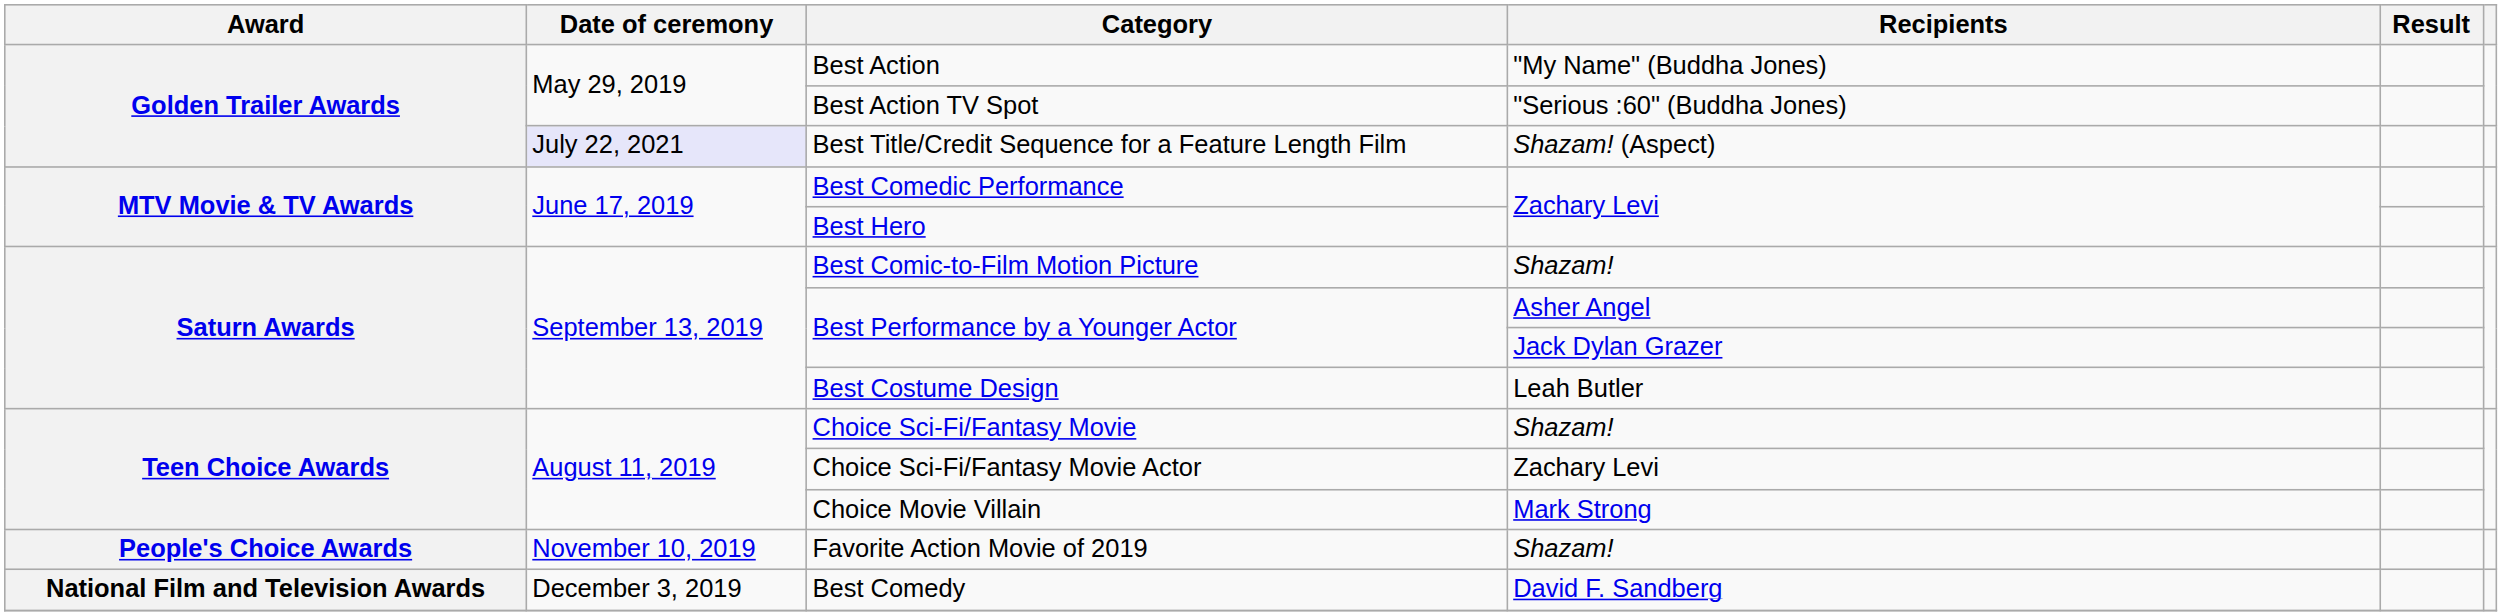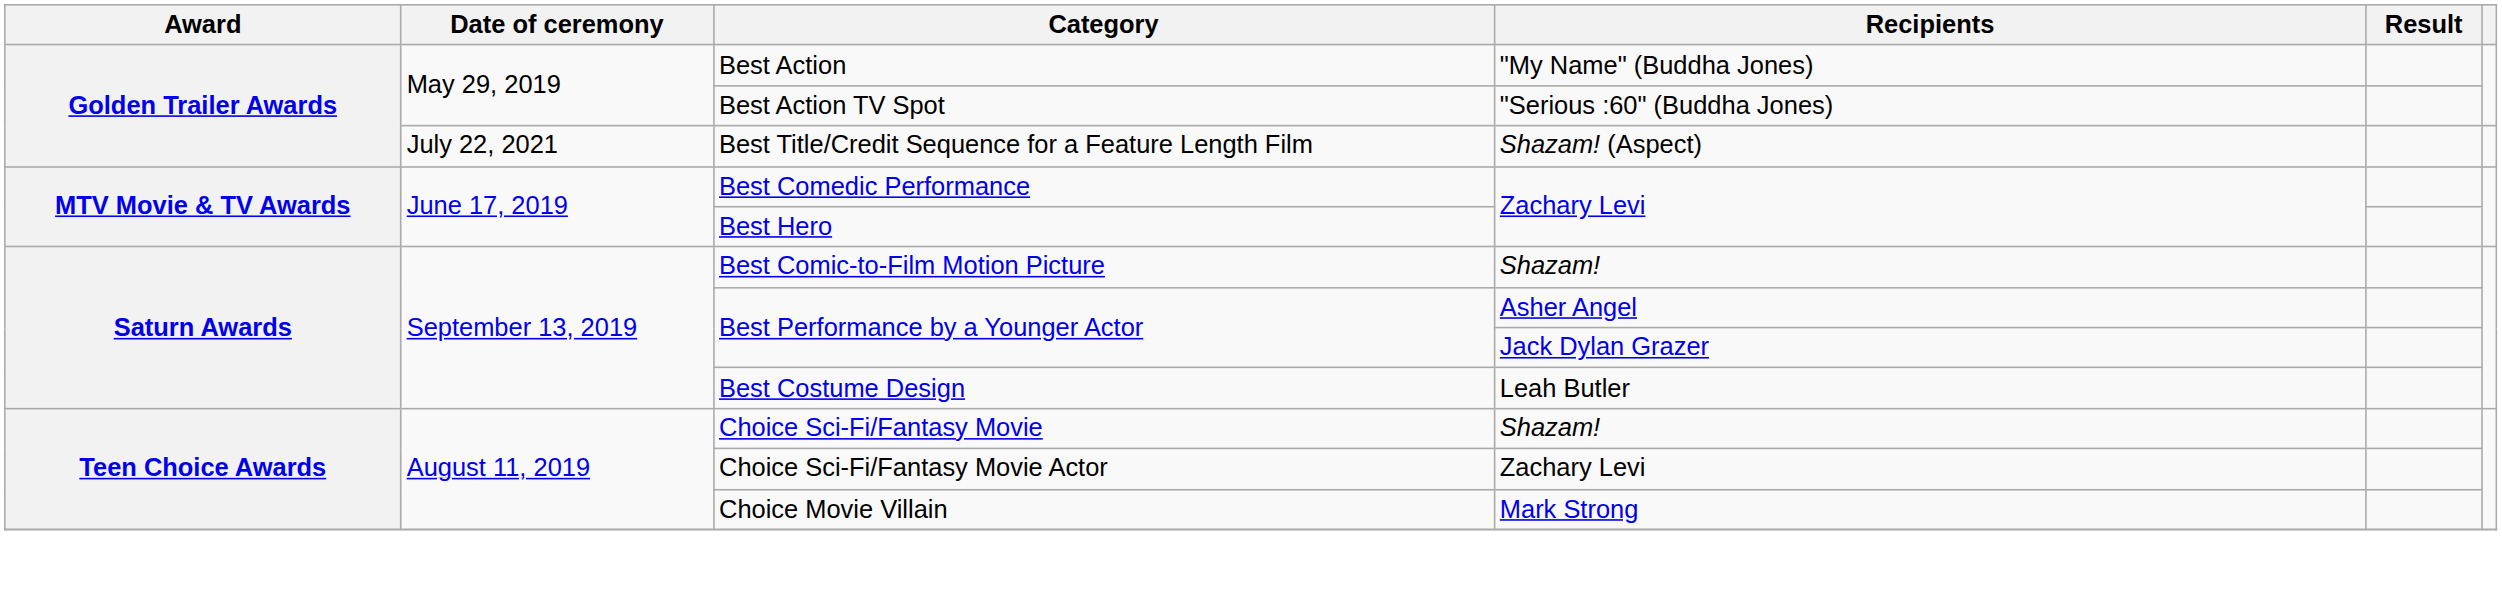(608, 145) lavender background -> (482, 145) no background
- row: (980, 549)
- row: (889, 589)
